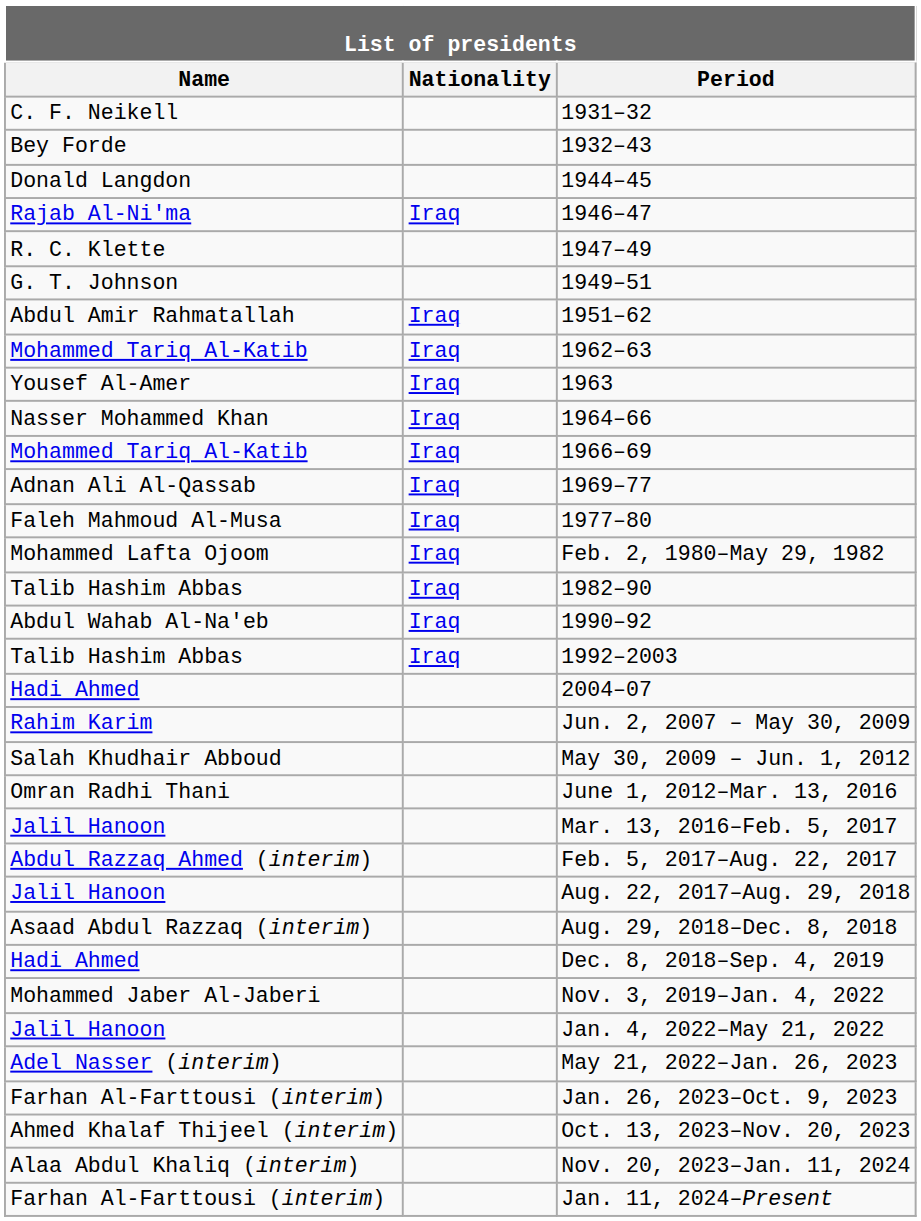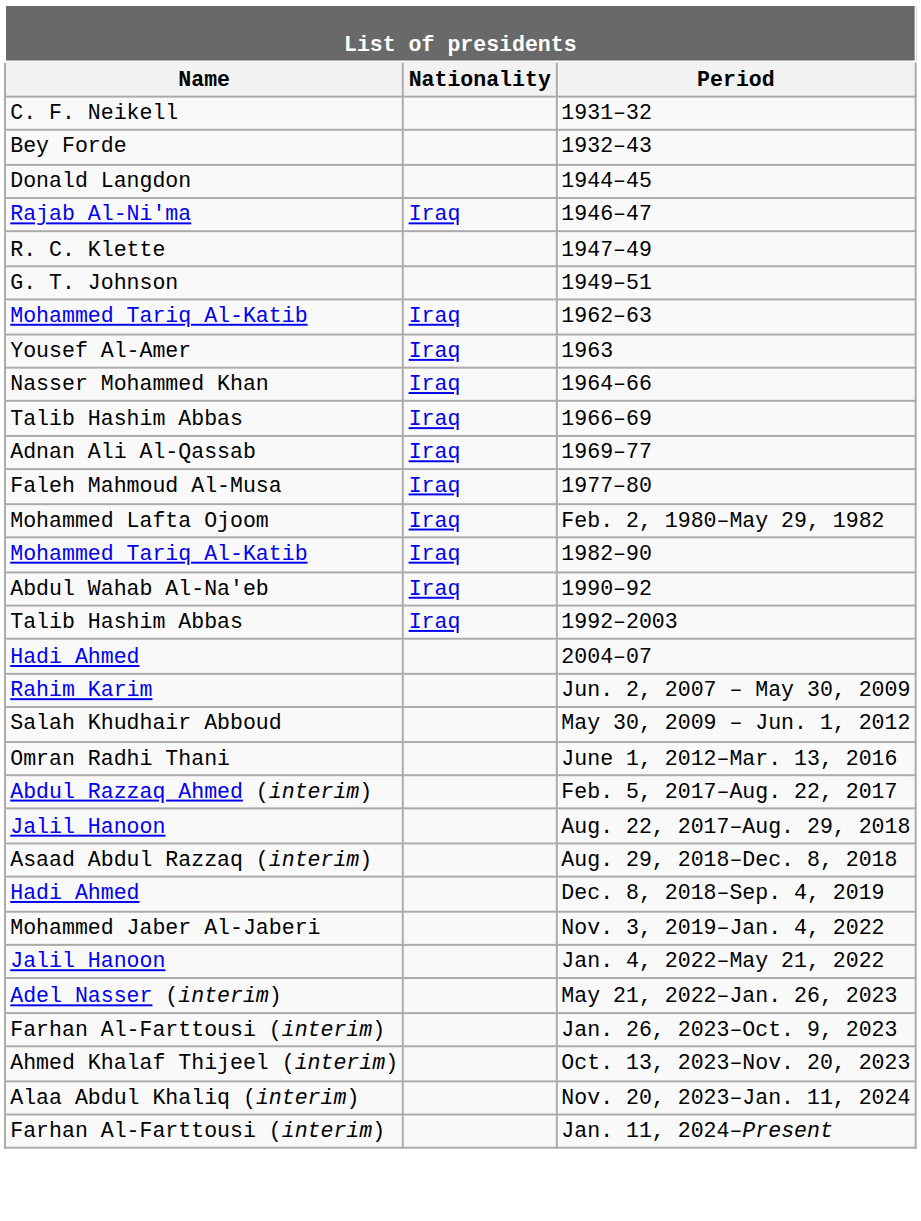- row: (607, 317)
(159, 453) Mohammed Tariq Al-Katib -> (127, 419) Talib Hashim Abbas
(127, 588) Talib Hashim Abbas -> (159, 555) Mohammed Tariq Al-Katib
- row: (729, 826)
